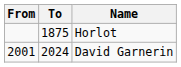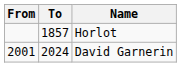(55, 33) 1875 -> (55, 33) 1857
